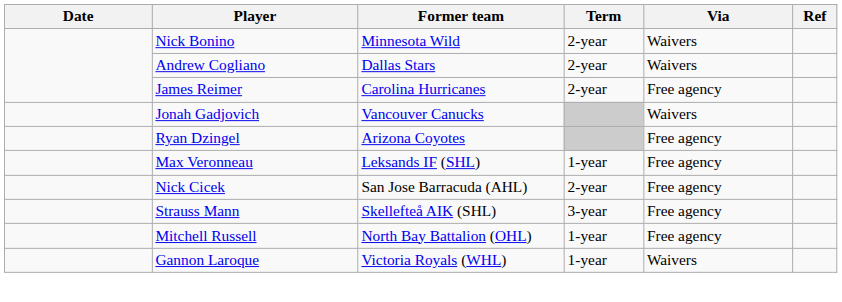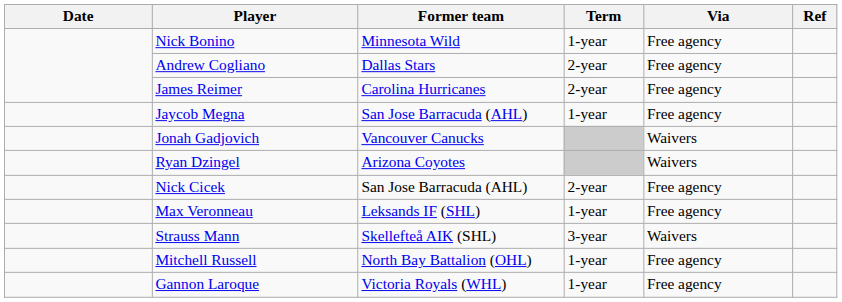(587, 41) 2-year -> (587, 41) 1-year
(672, 41) Waivers -> (684, 41) Free agency
(672, 65) Waivers -> (684, 65) Free agency
+ row: (200, 114)
(684, 138) Free agency -> (672, 162) Waivers
rows swapped: (190, 187) <-> (204, 162)
(684, 211) Free agency -> (672, 235) Waivers
(672, 260) Waivers -> (684, 284) Free agency
